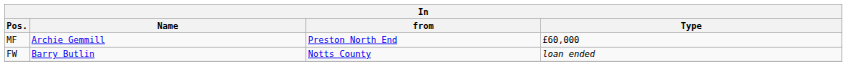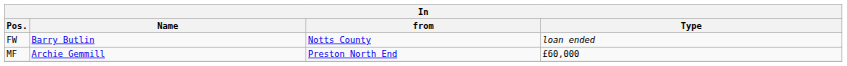rows swapped: (12, 40) <-> (12, 54)
